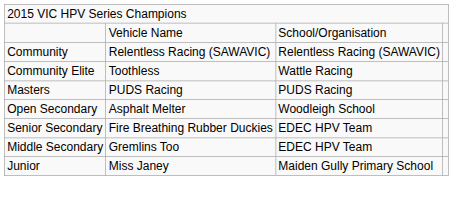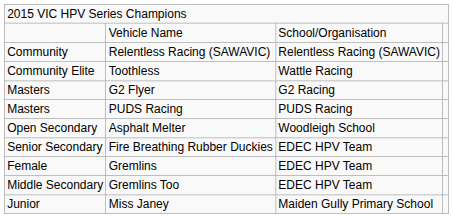+ row: (132, 90)
+ row: (133, 166)
